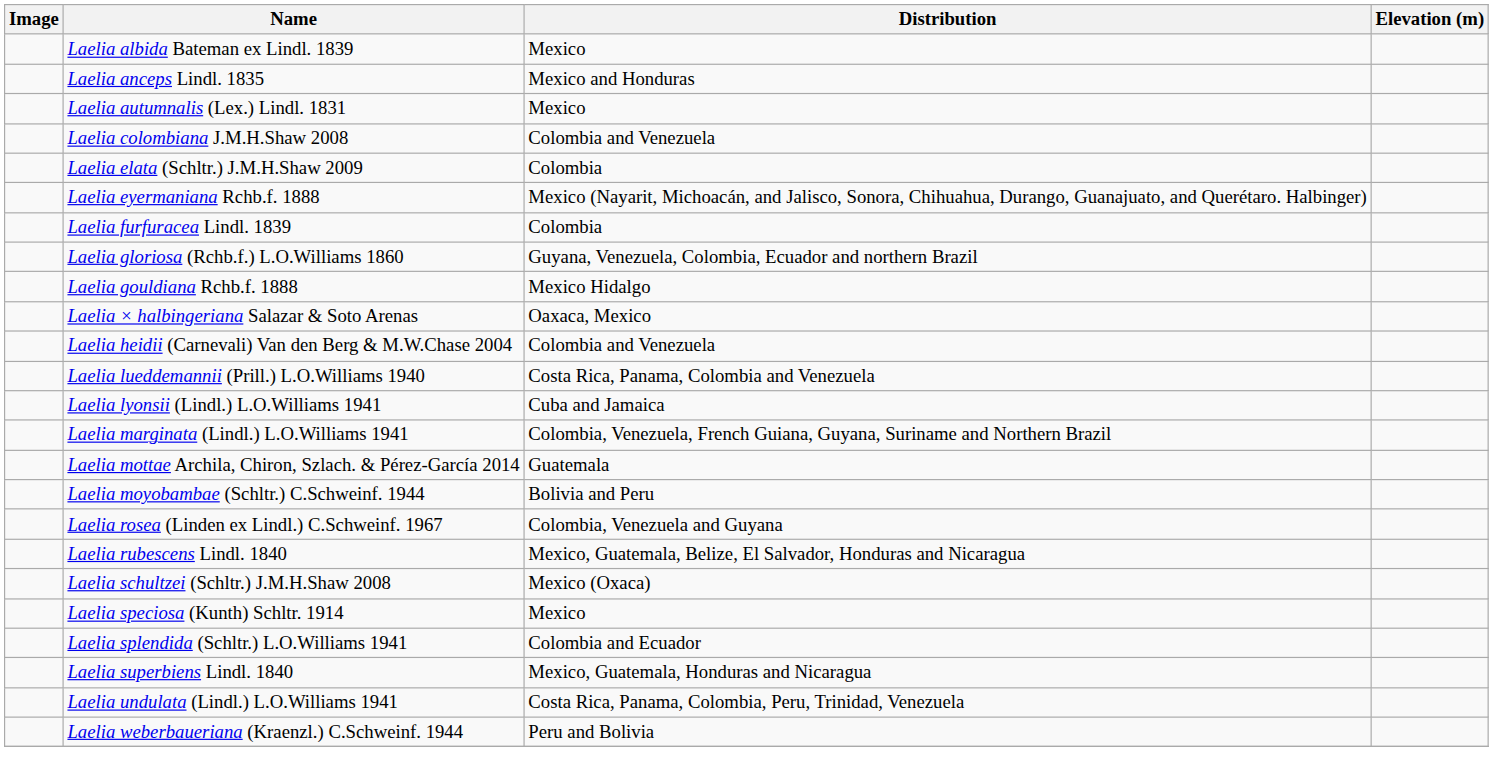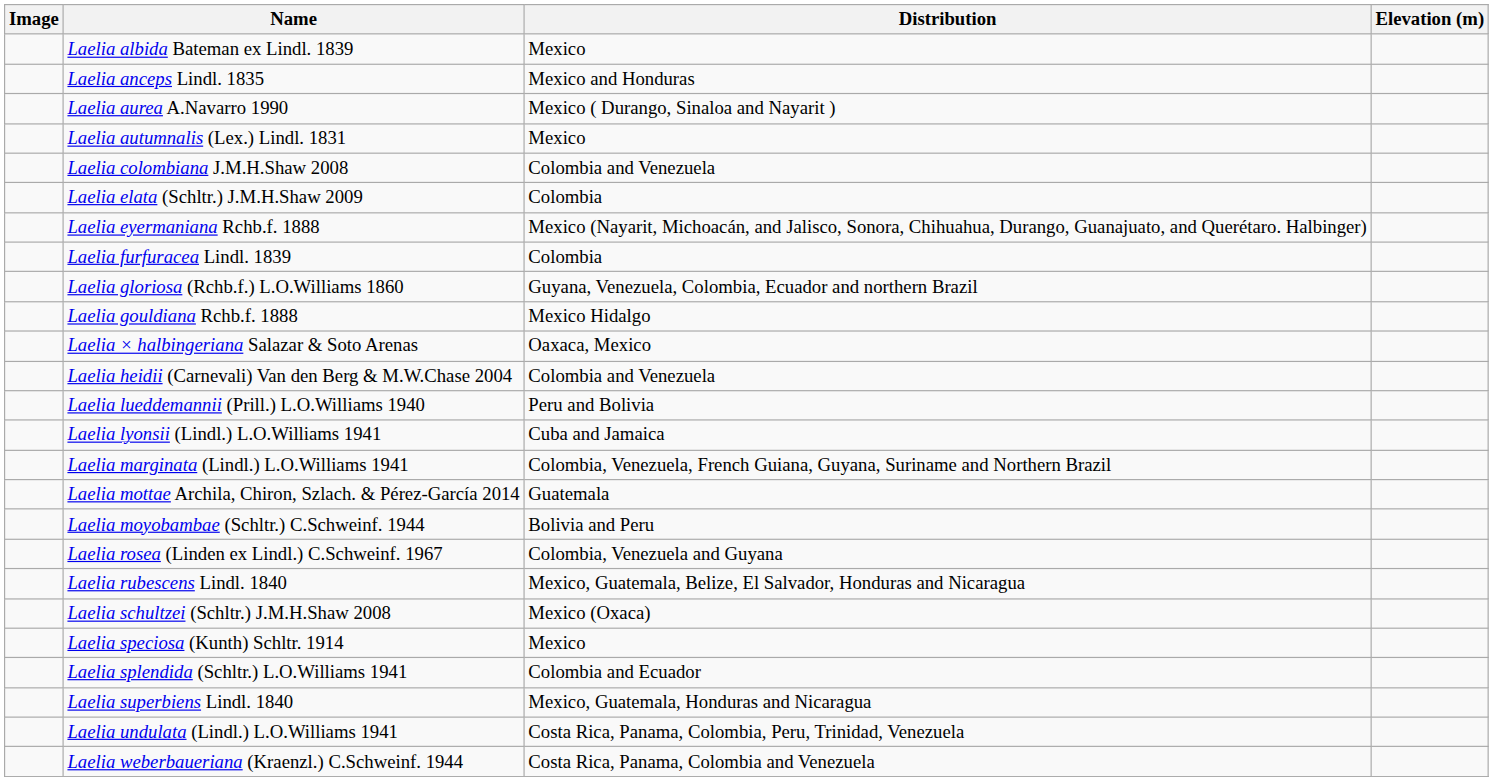+ row: (178, 108)
(702, 375) Costa Rica, Panama, Colombia and Venezuela -> (591, 405) Peru and Bolivia
(591, 731) Peru and Bolivia -> (702, 761) Costa Rica, Panama, Colombia and Venezuela
